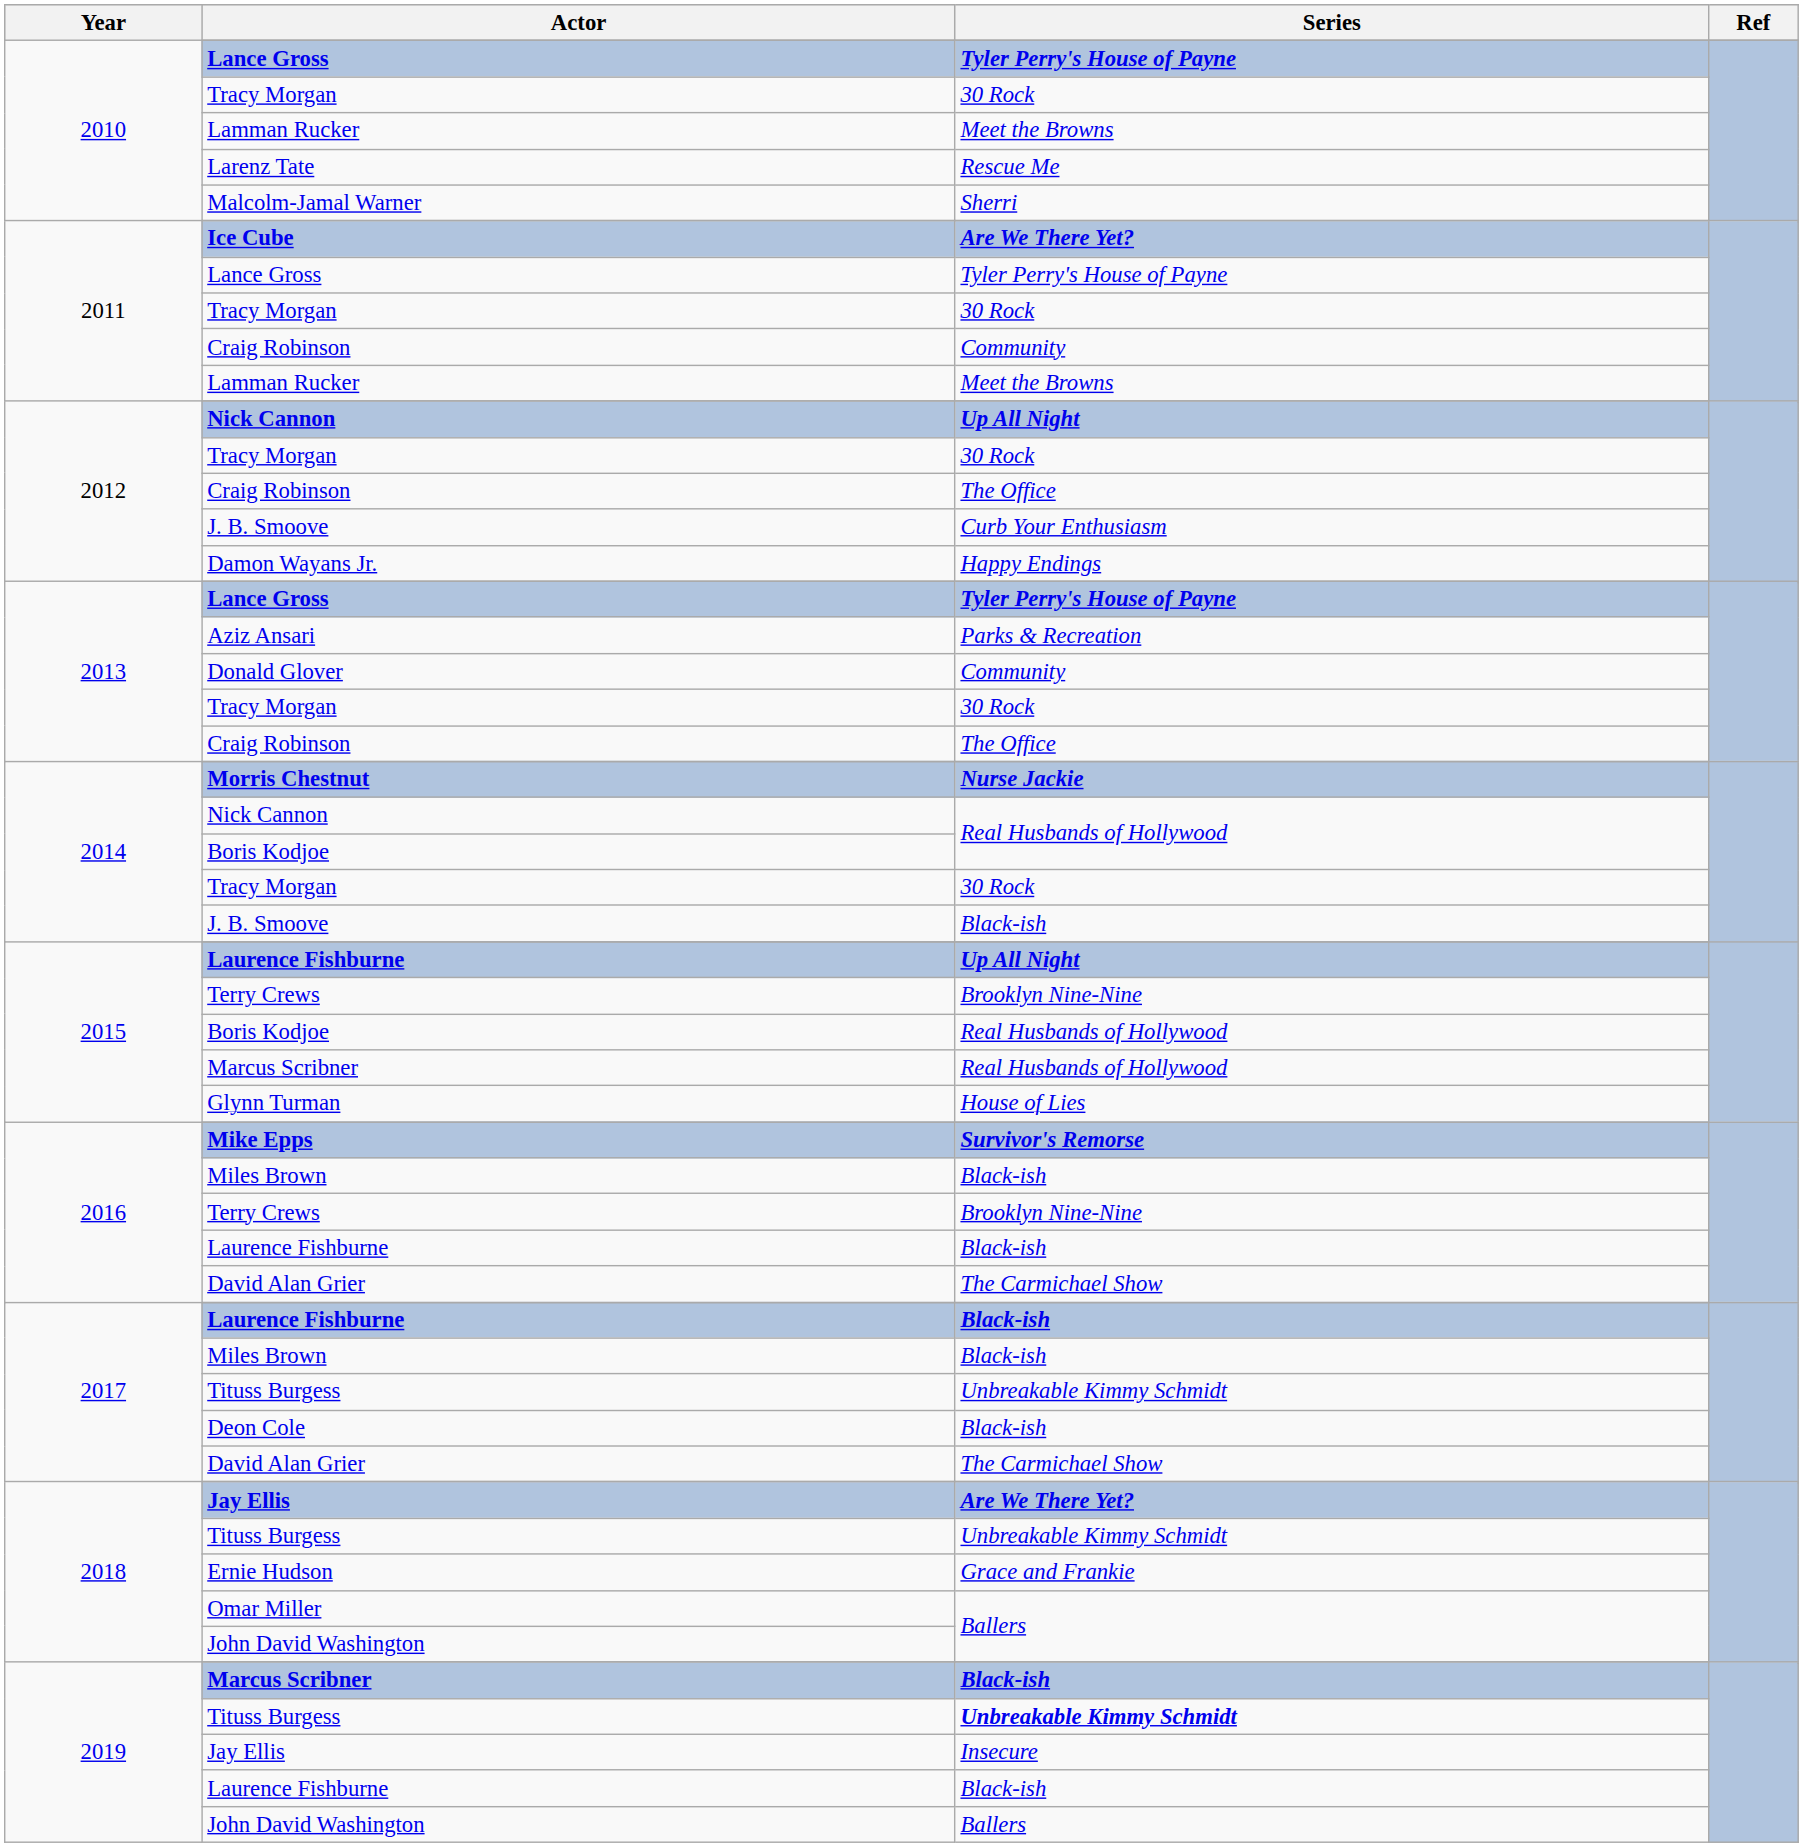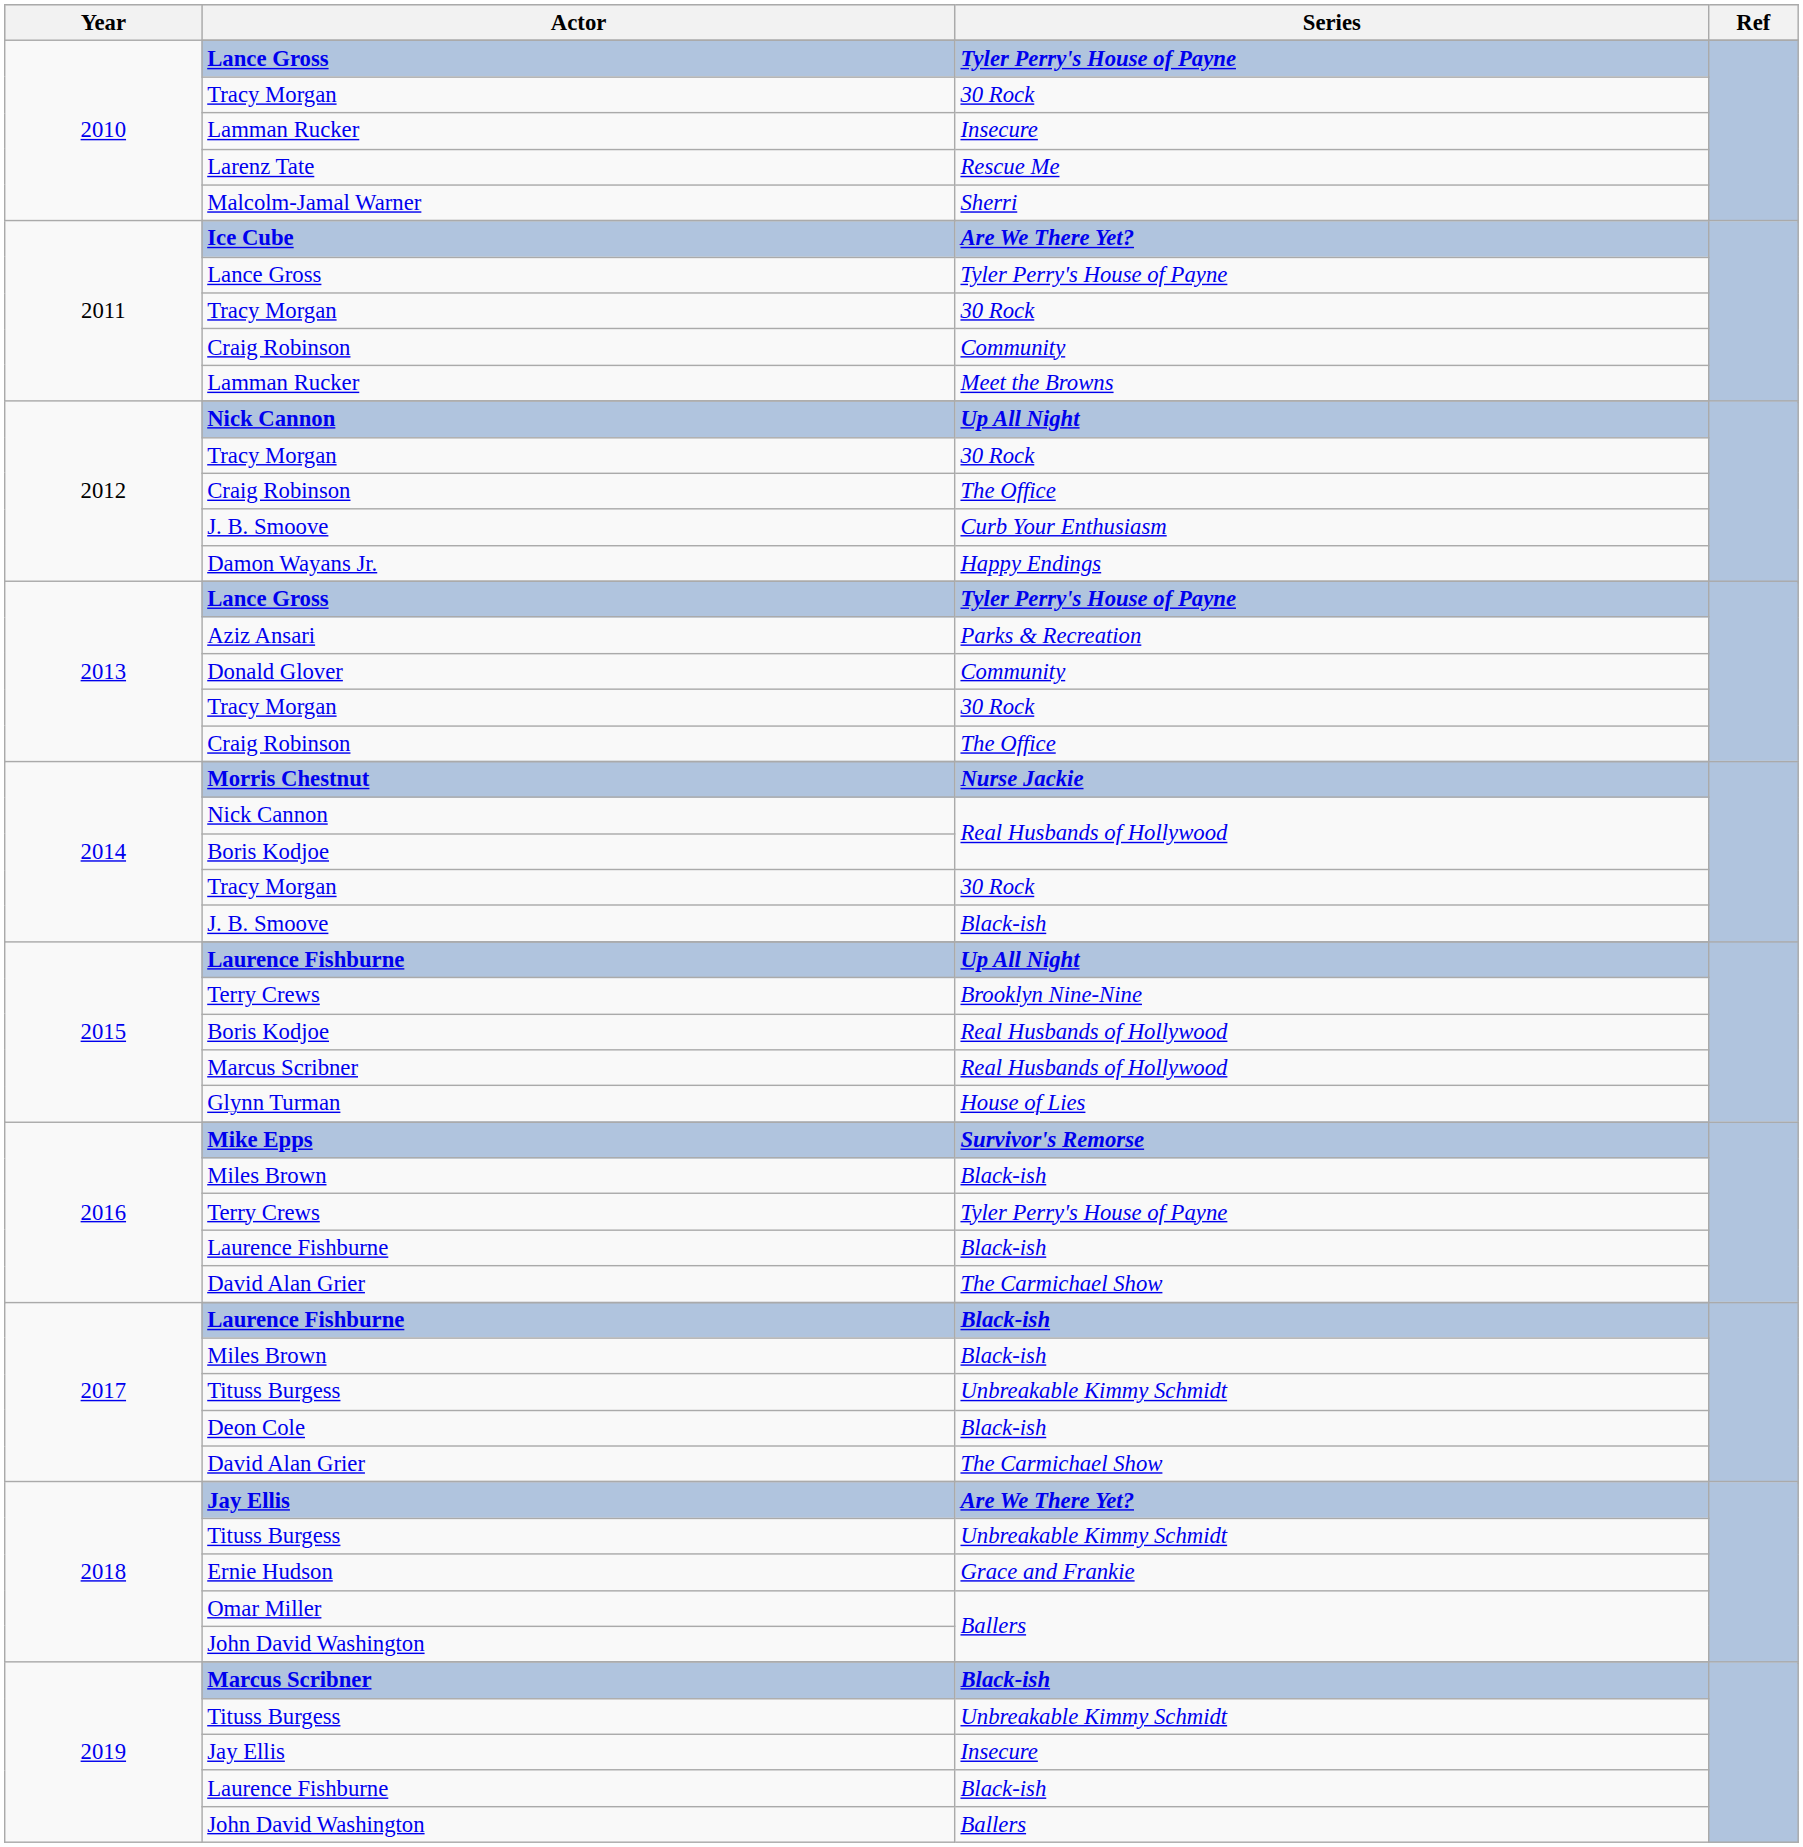(1037, 130) Meet the Browns -> (999, 130) Insecure
(1051, 1211) Brooklyn Nine-Nine -> (1094, 1211) Tyler Perry's House of Payne
(1099, 1716) bold -> (1094, 1716) normal
